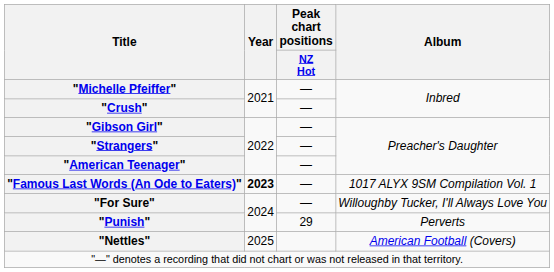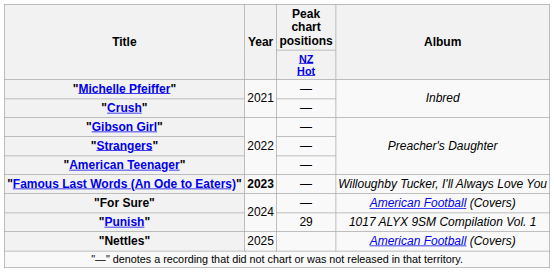(443, 184) 1017 ALYX 9SM Compilation Vol. 1 -> (443, 184) Willoughby Tucker, I'll Always Love You
(443, 203) Willoughby Tucker, I'll Always Love You -> (443, 203) American Football (Covers)
(443, 222) Perverts -> (443, 222) 1017 ALYX 9SM Compilation Vol. 1
